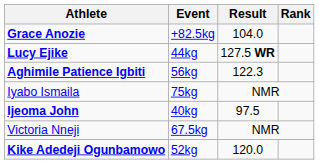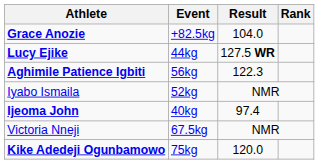(184, 92) 75kg -> (184, 92) 52kg
(248, 111) 97.5 -> (248, 111) 97.4
(184, 150) 52kg -> (184, 150) 75kg
